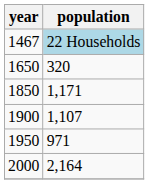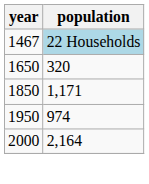- row: (24, 116)
(58, 141) 971 -> (58, 116) 974
